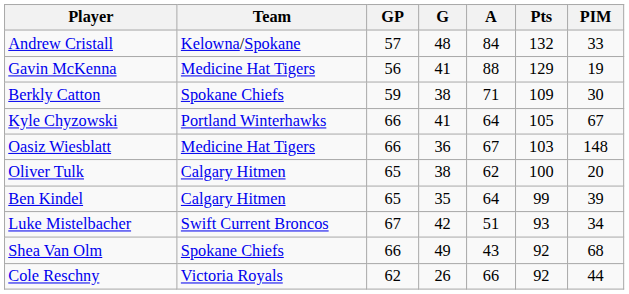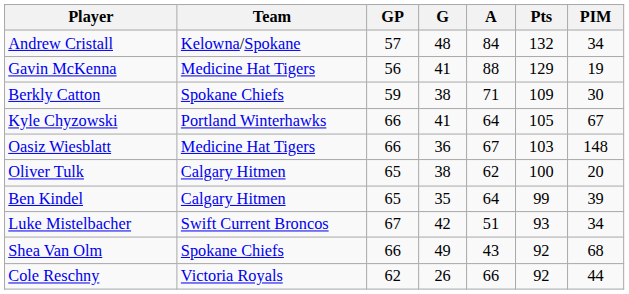(596, 43) 33 -> (596, 43) 34
